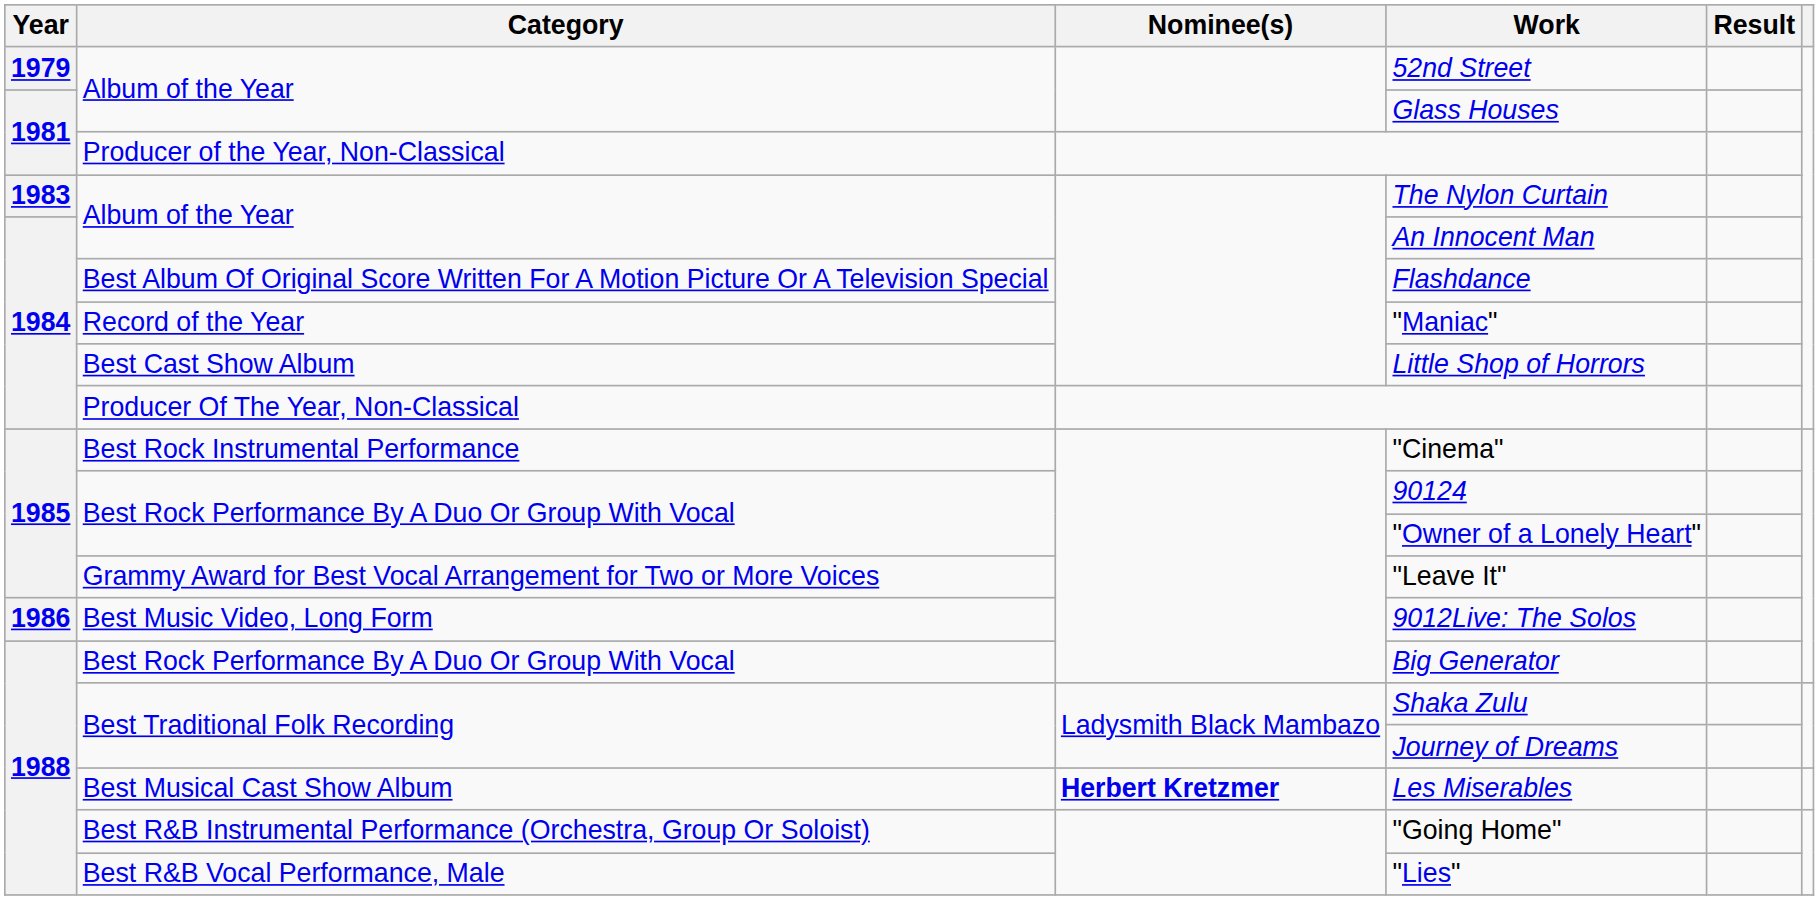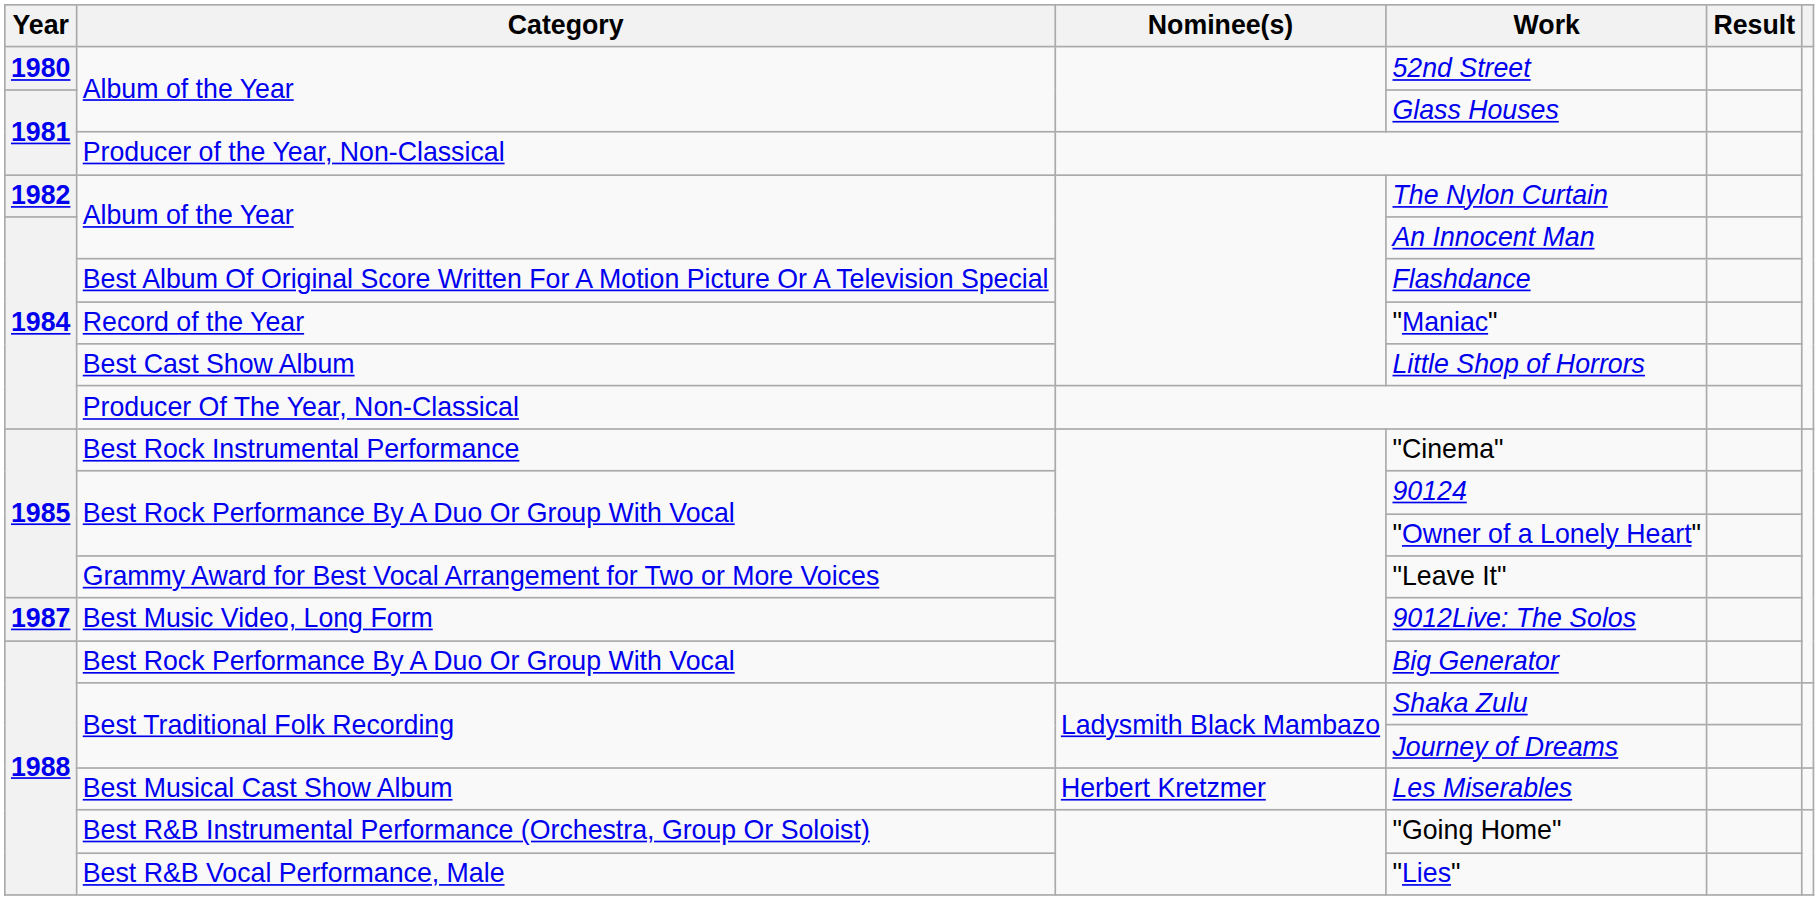(41, 68) 1979 -> (41, 68) 1980
(41, 195) 1983 -> (41, 195) 1982
(41, 618) 1986 -> (41, 618) 1987
(1170, 788) bold -> (1163, 788) normal
